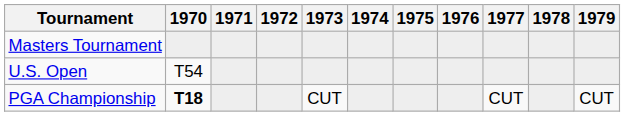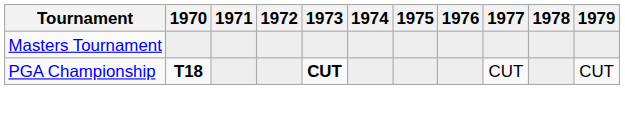- row: (48, 72)
(324, 98) normal -> (324, 72) bold
